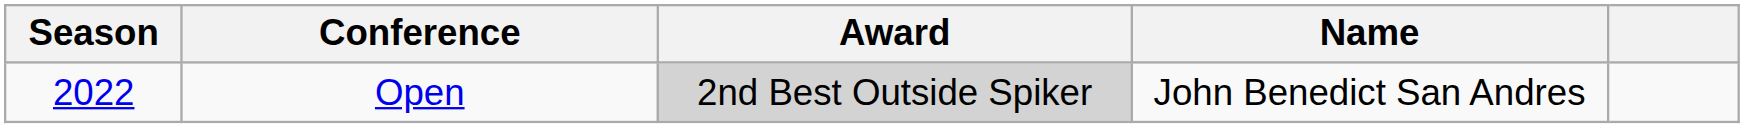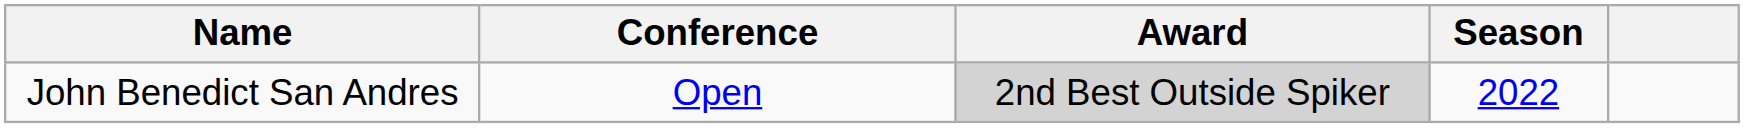columns swapped: (94, 33) <-> (1370, 33)
